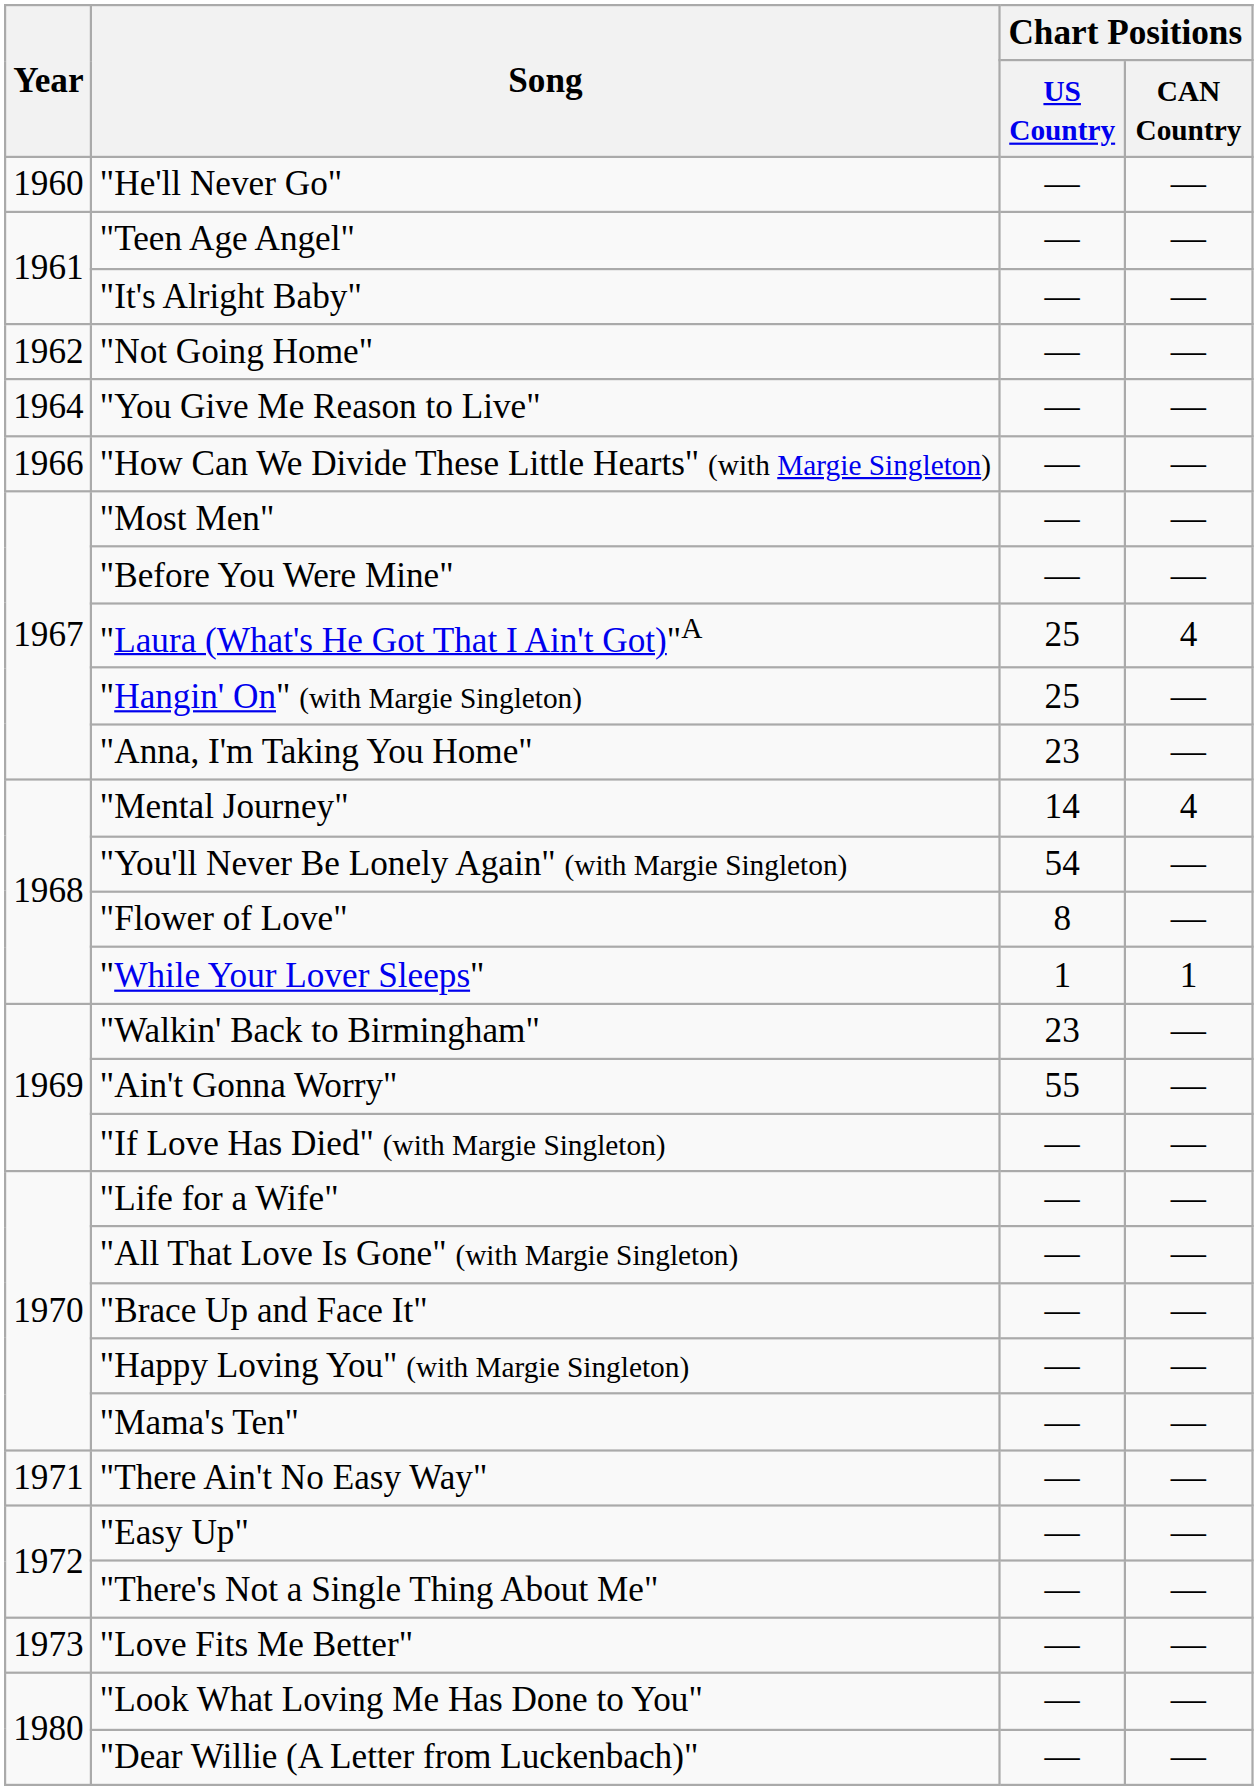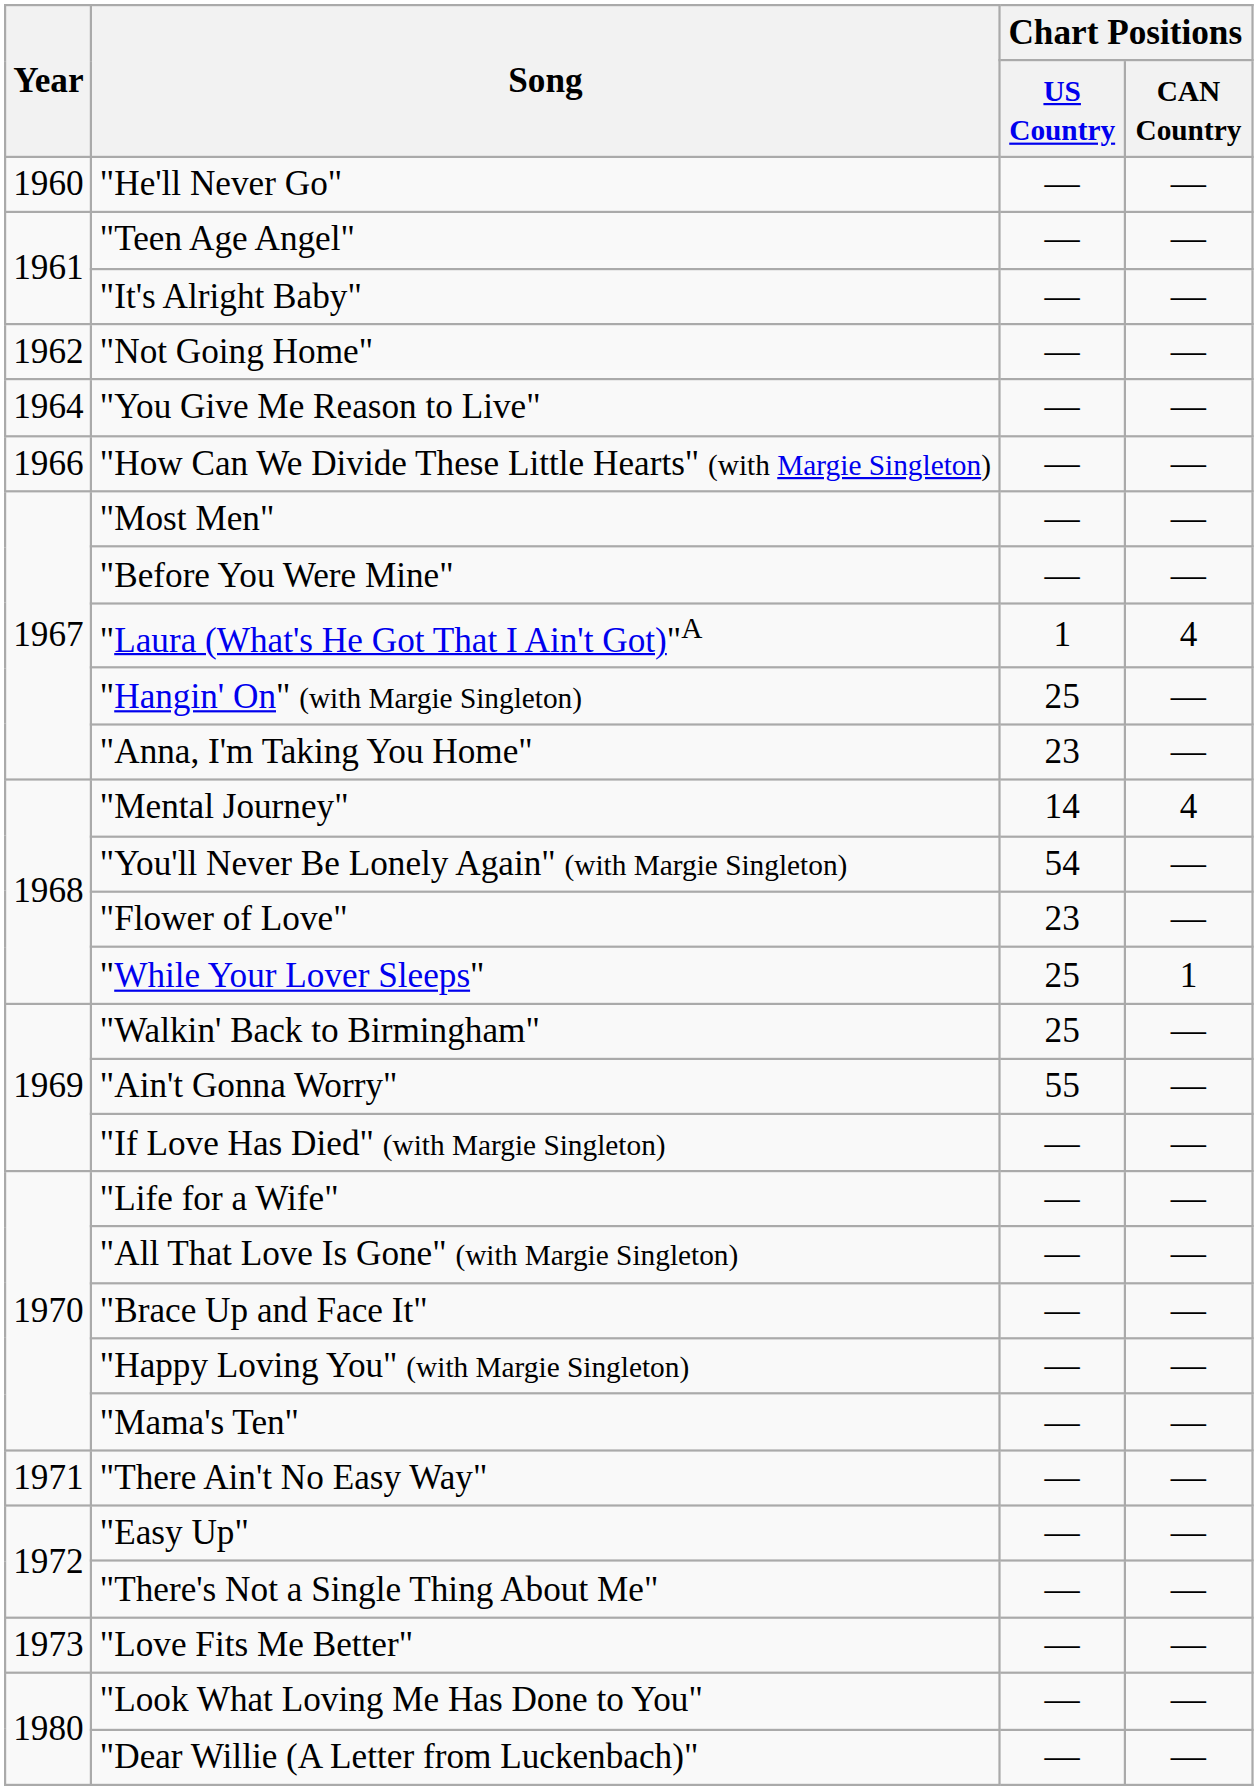(1062, 635) 25 -> (1062, 635) 1
(1062, 918) 8 -> (1062, 918) 23
(1062, 974) 1 -> (1062, 974) 25
(1062, 1030) 23 -> (1062, 1030) 25
